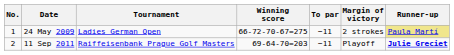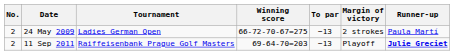(13, 32) 1 -> (13, 32) 2
(325, 32) −11 -> (325, 32) −13
(413, 32) khaki background -> (413, 32) no background
(325, 44) −11 -> (325, 44) −13
